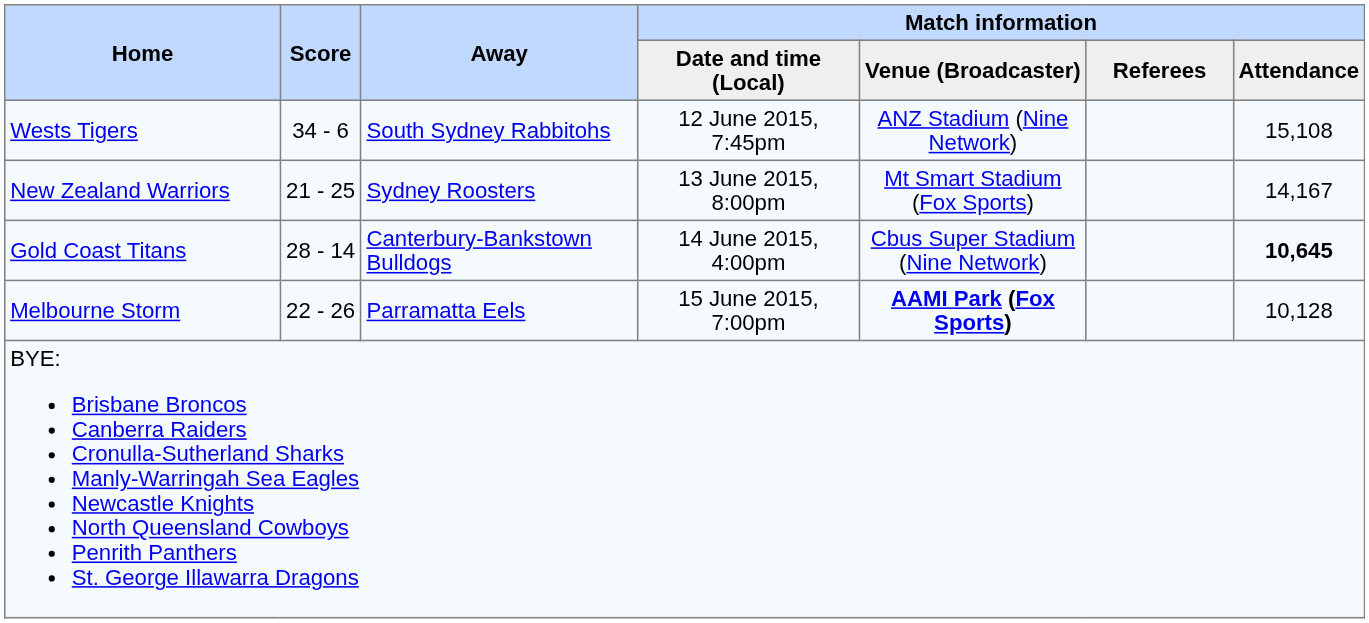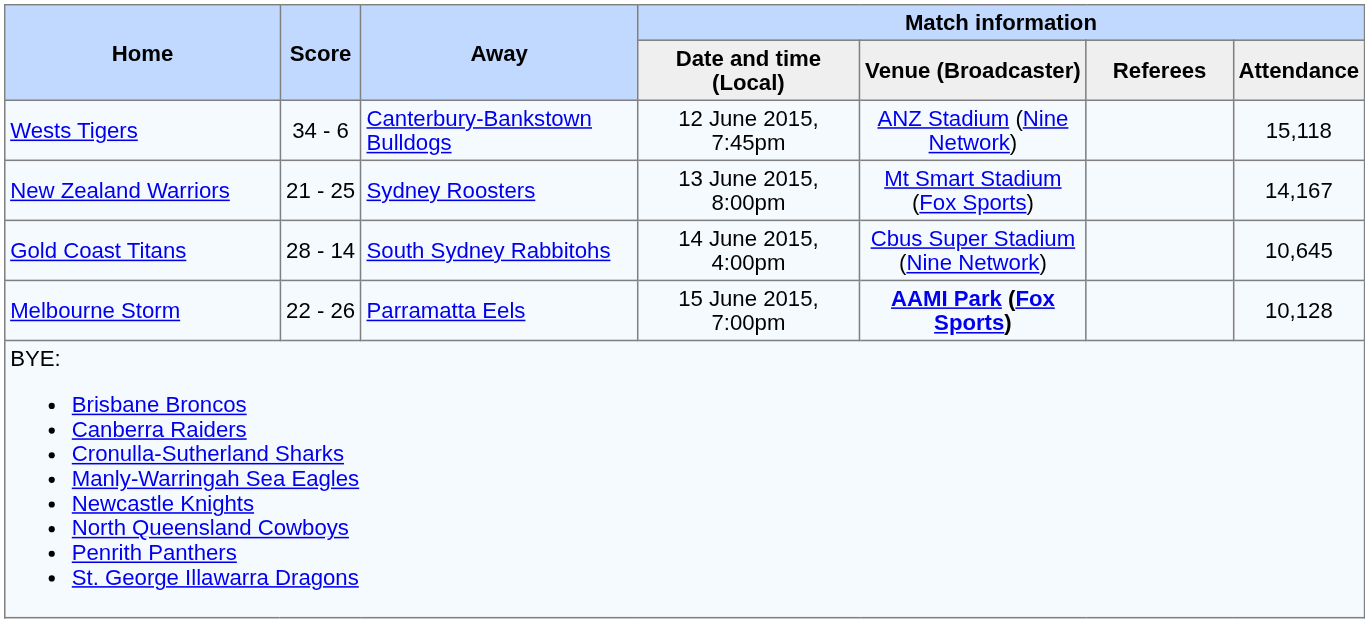(488, 130) South Sydney Rabbitohs -> (479, 130) Canterbury-Bankstown Bulldogs
(1299, 130) 15,108 -> (1299, 130) 15,118
(479, 250) Canterbury-Bankstown Bulldogs -> (488, 250) South Sydney Rabbitohs
(1299, 250) bold -> (1299, 250) normal
